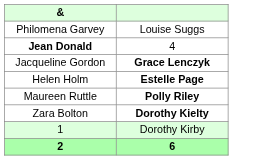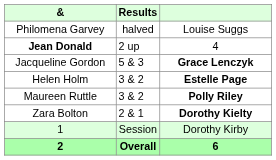+ column: (138, 12)
